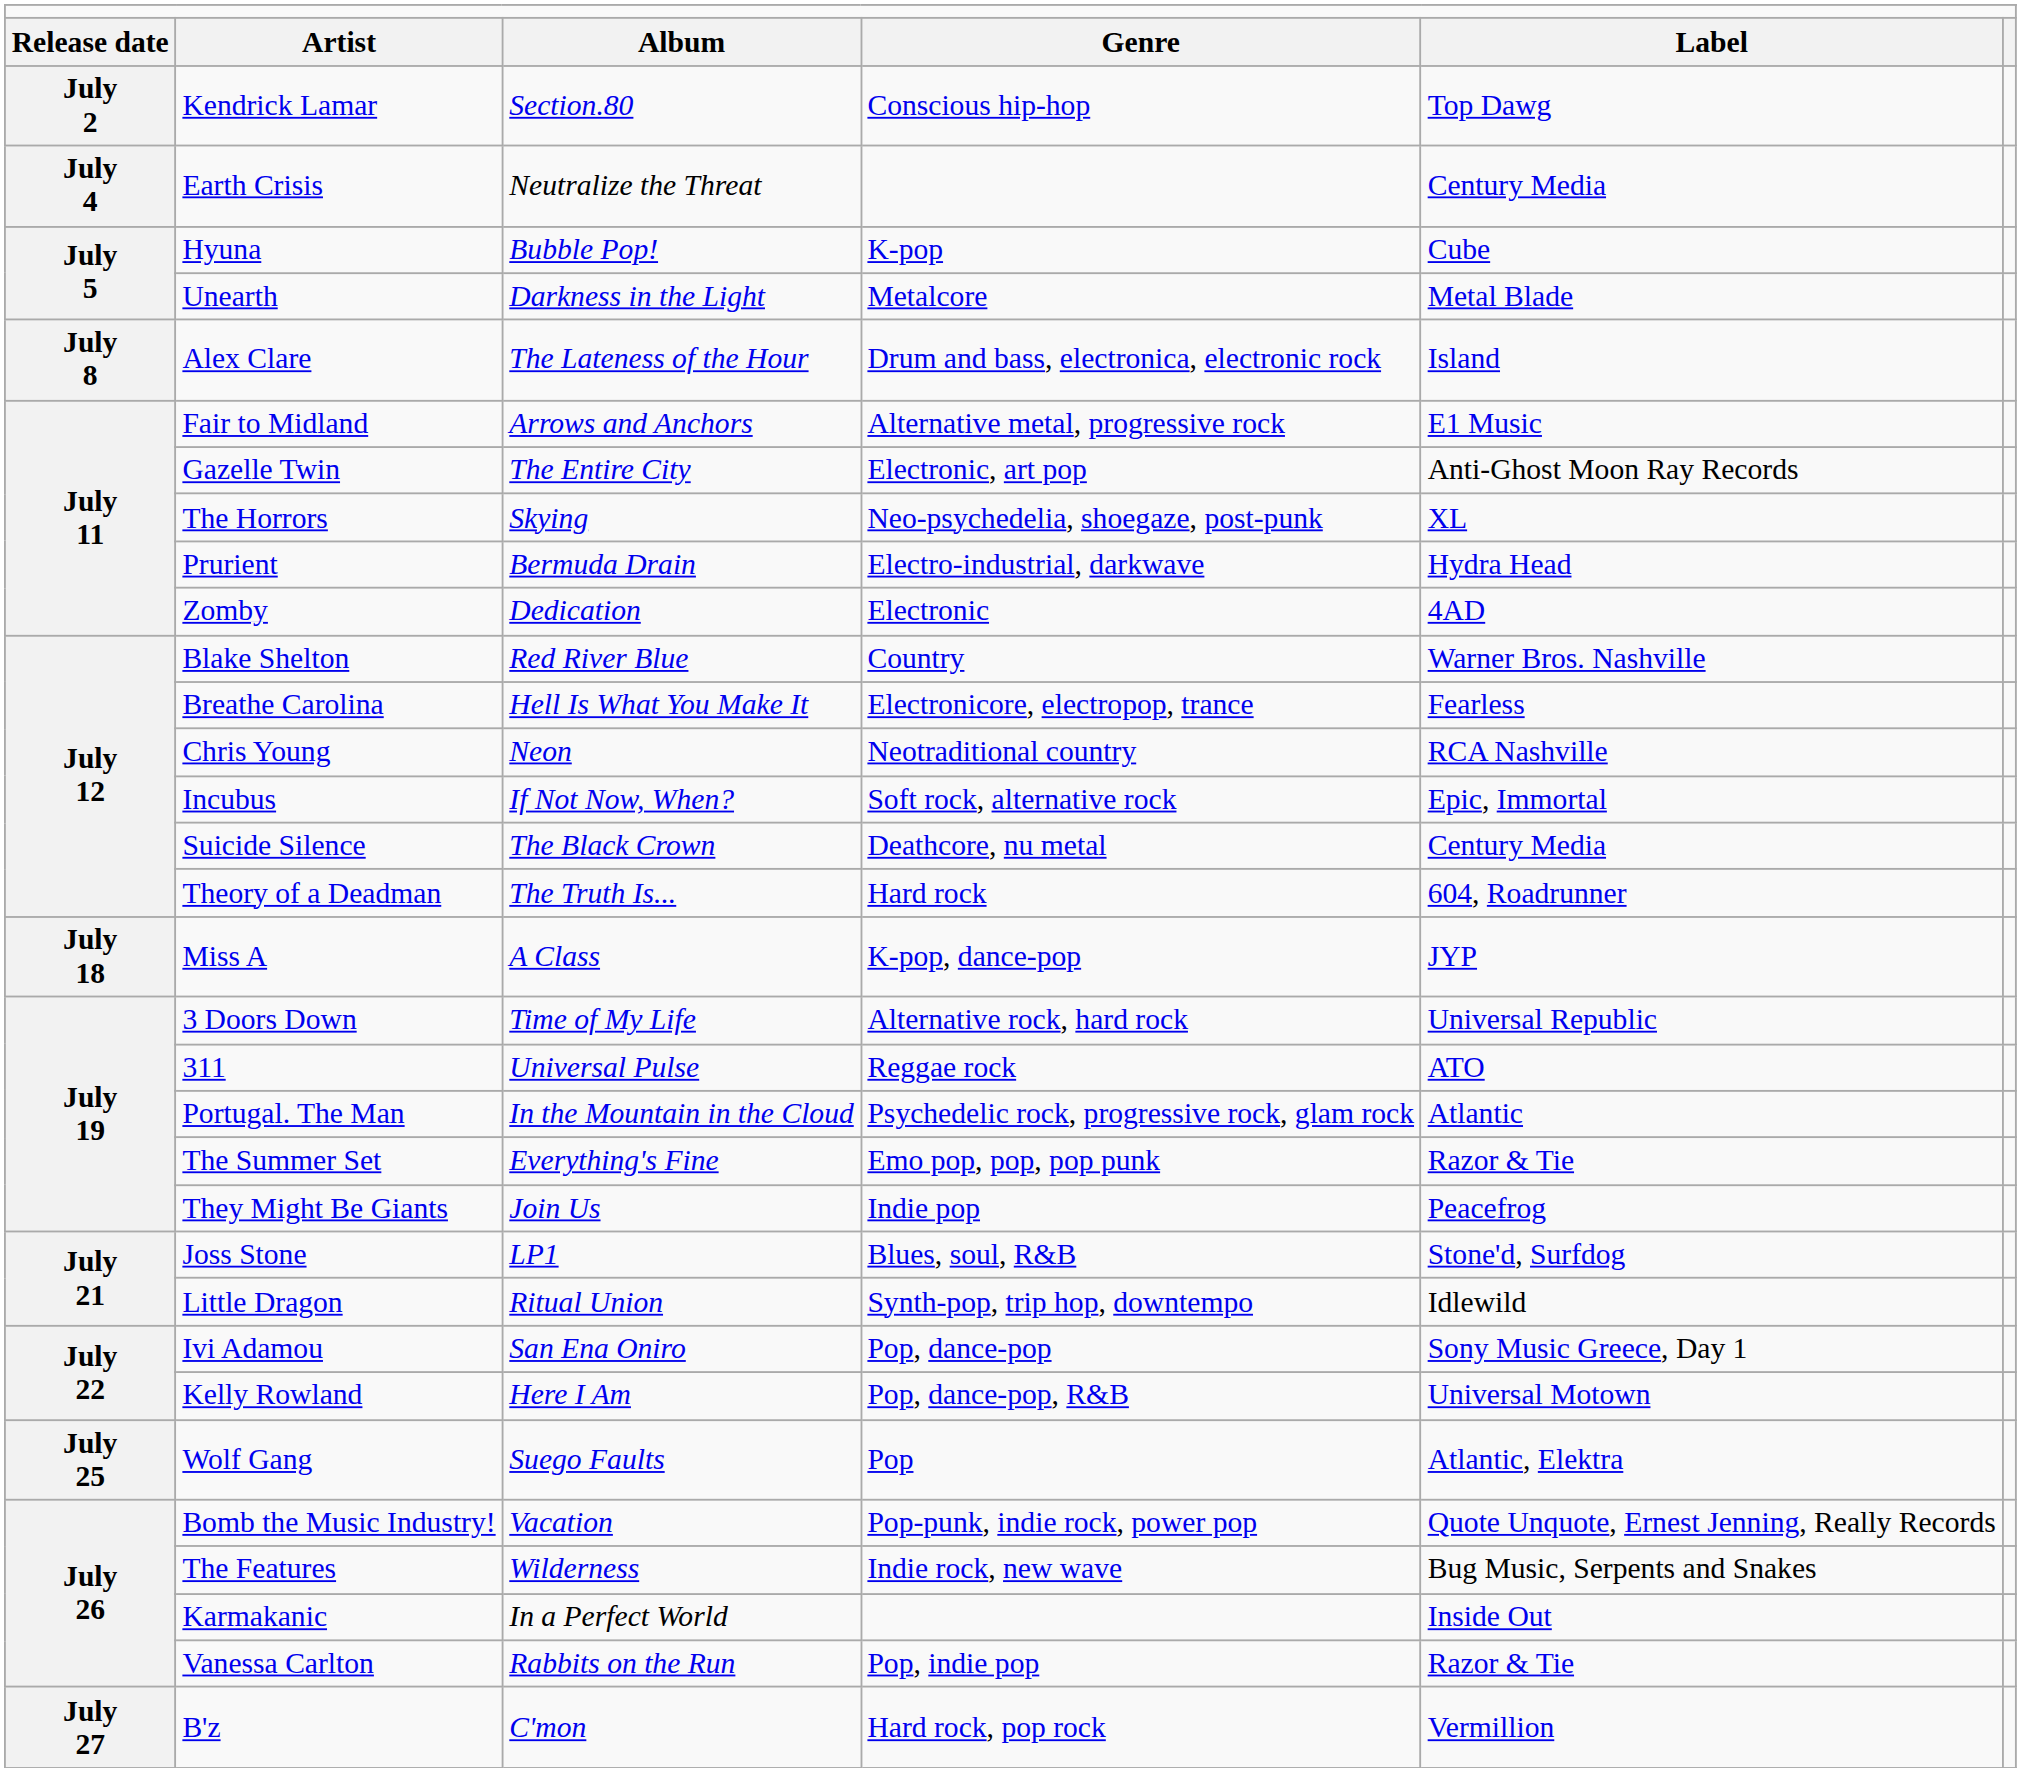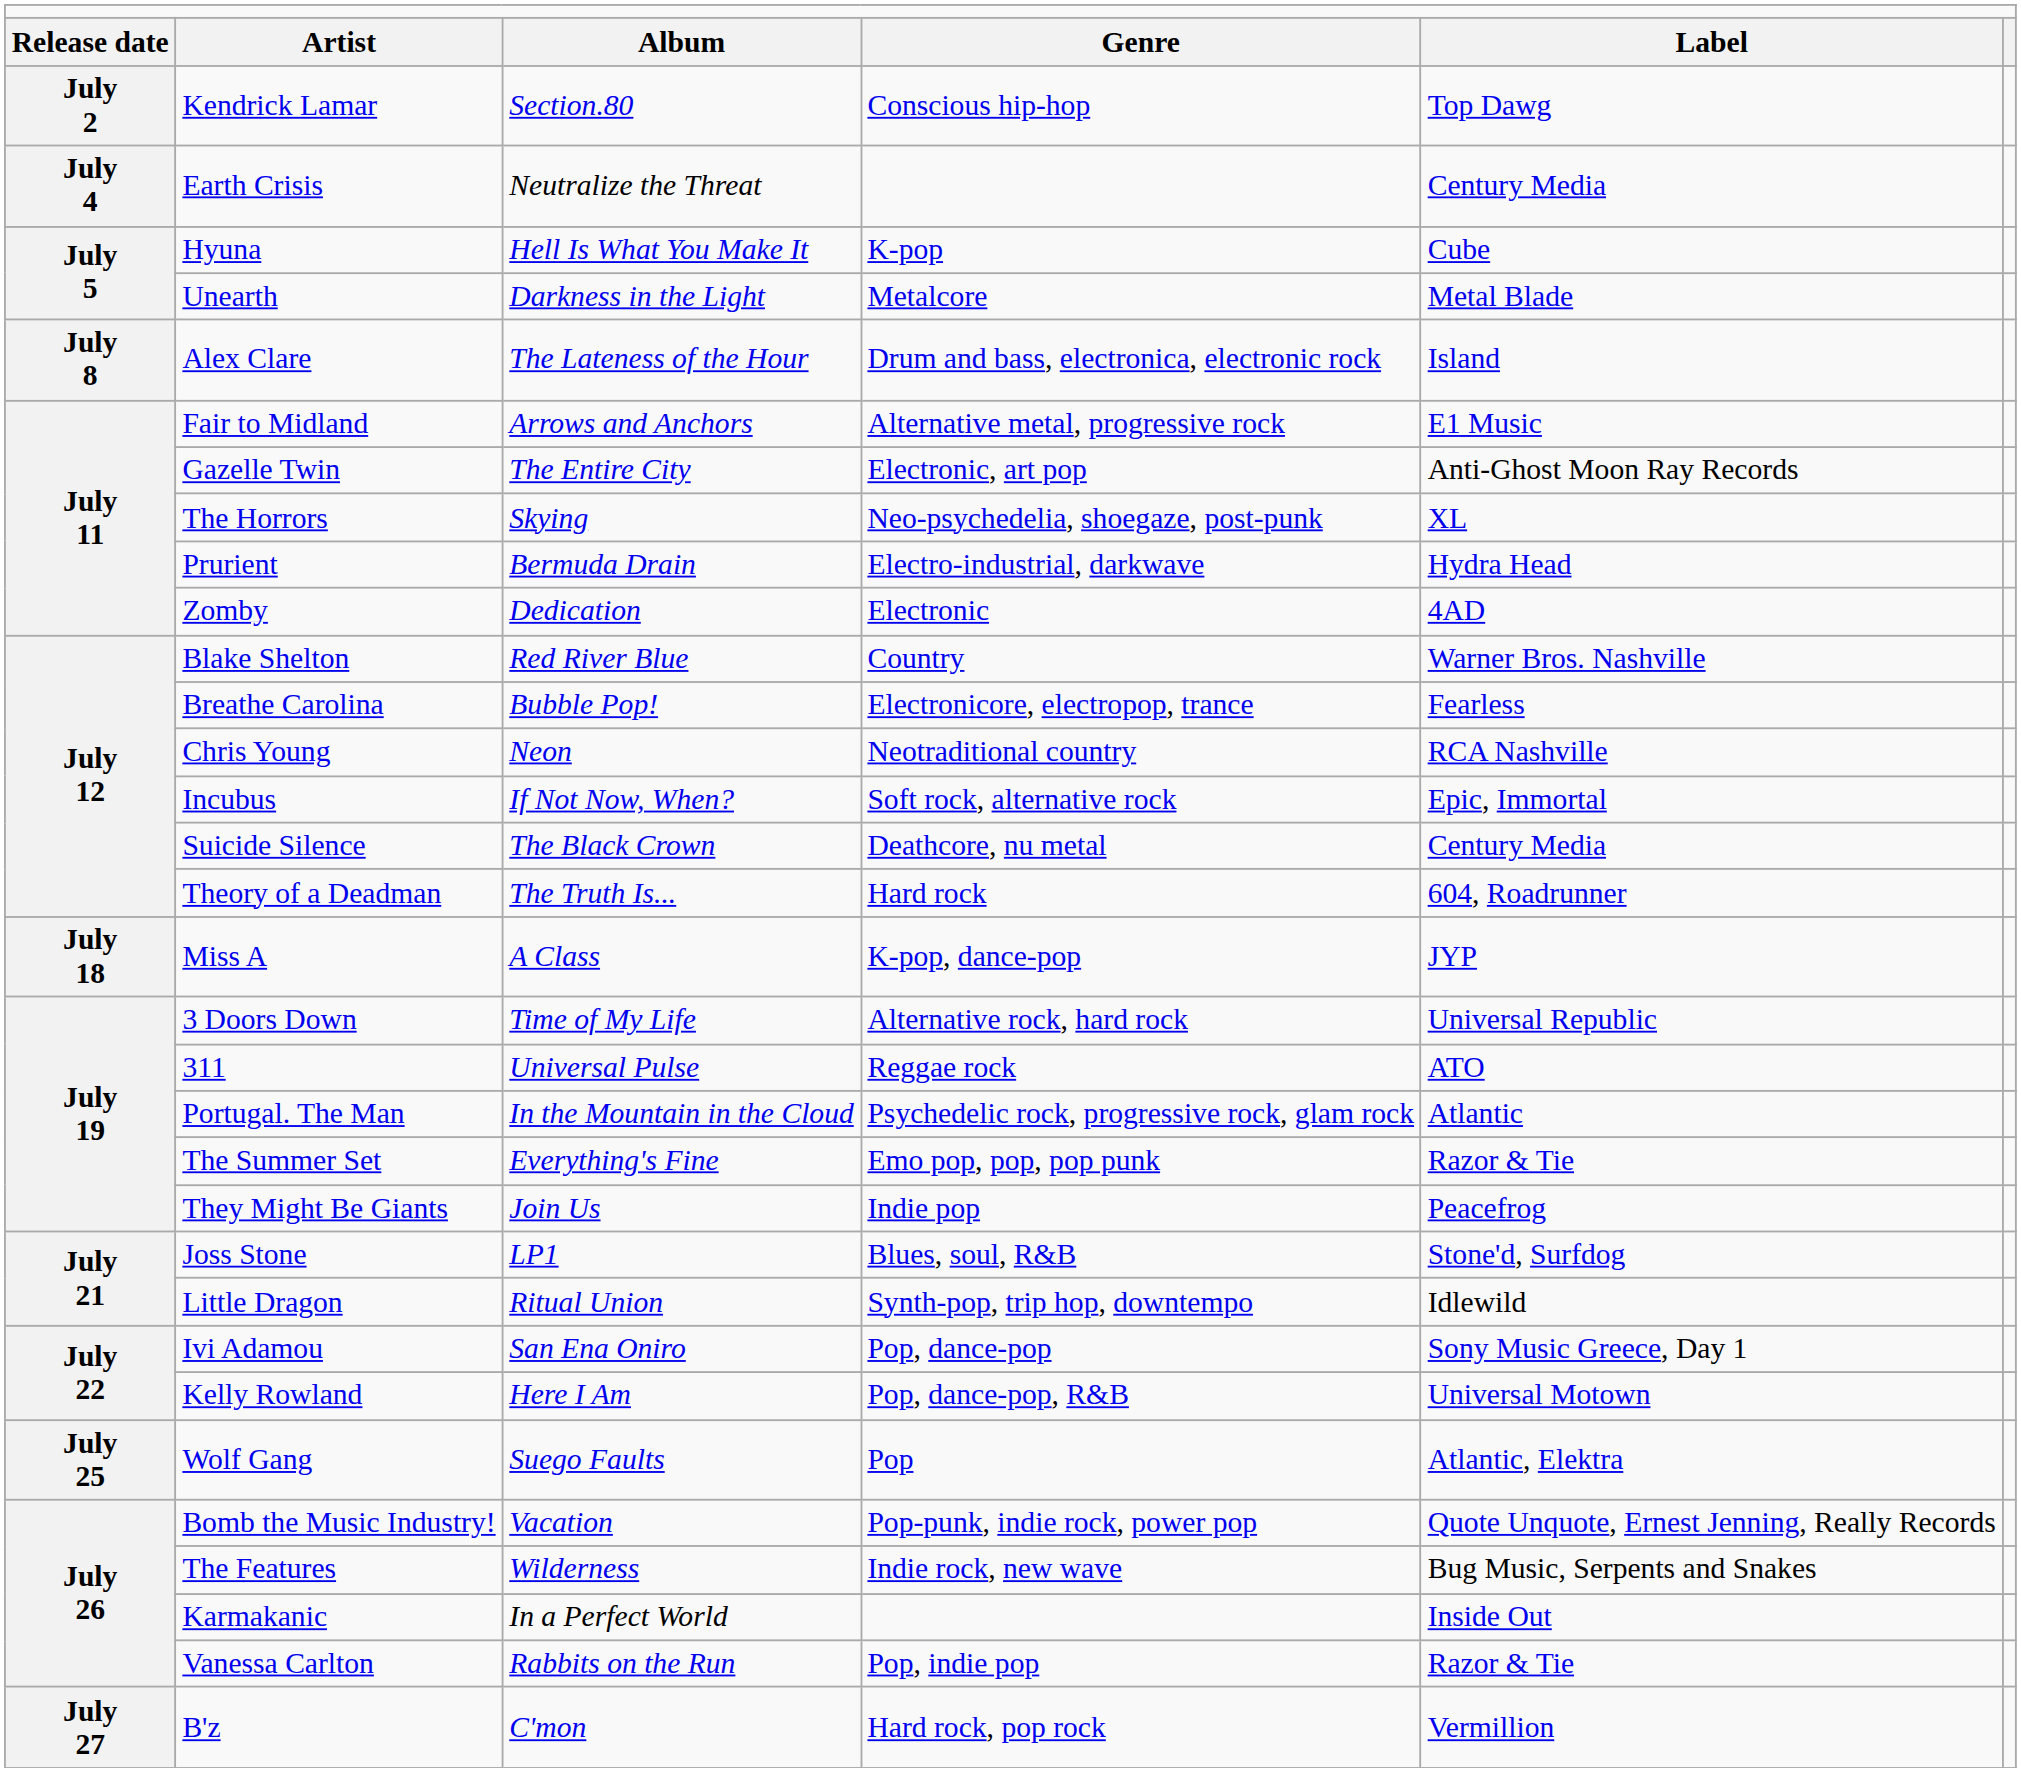(584, 249) Bubble Pop! -> (659, 249) Hell Is What You Make It
(659, 704) Hell Is What You Make It -> (584, 704) Bubble Pop!
